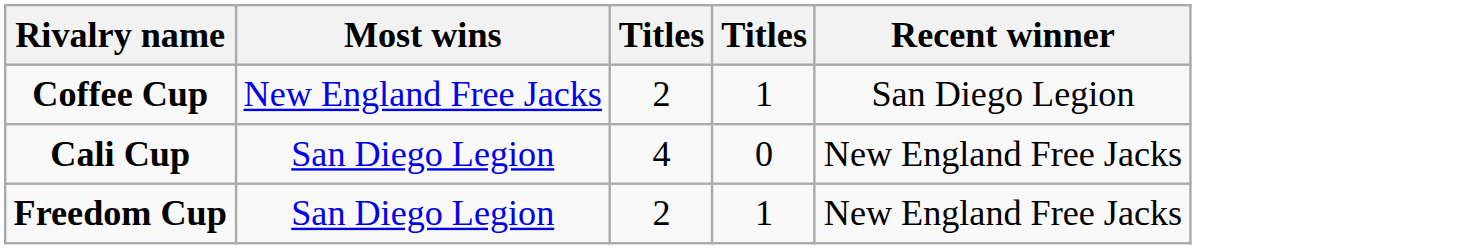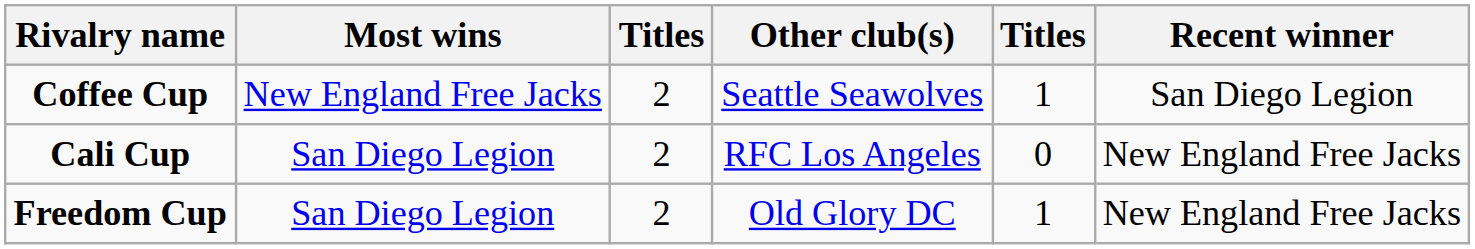+ column: (852, 34)
(662, 153) 4 -> (662, 153) 2
